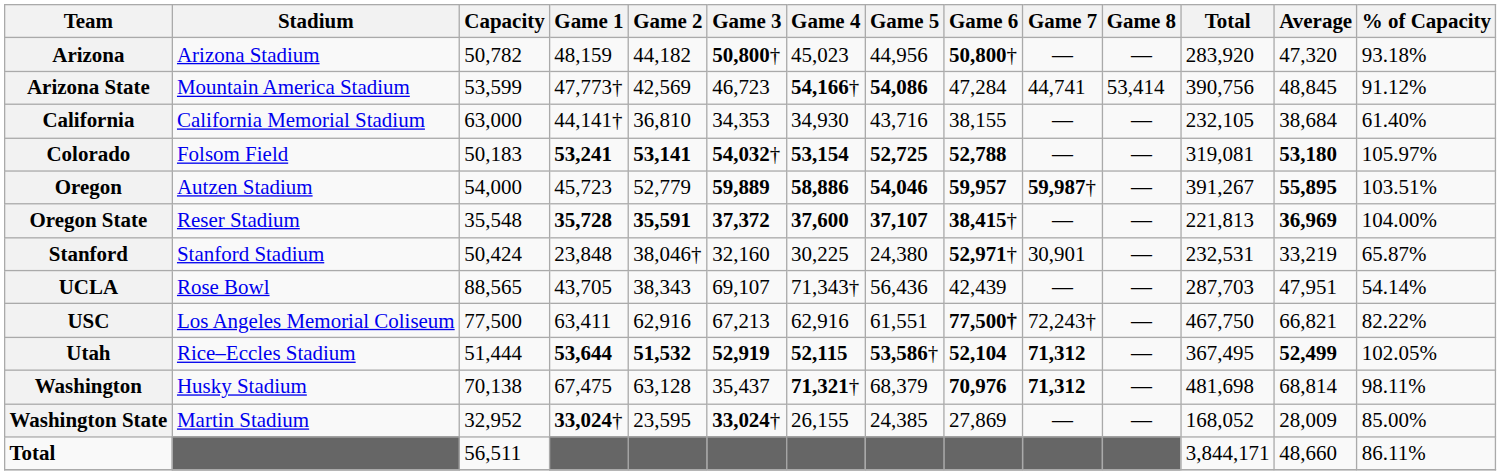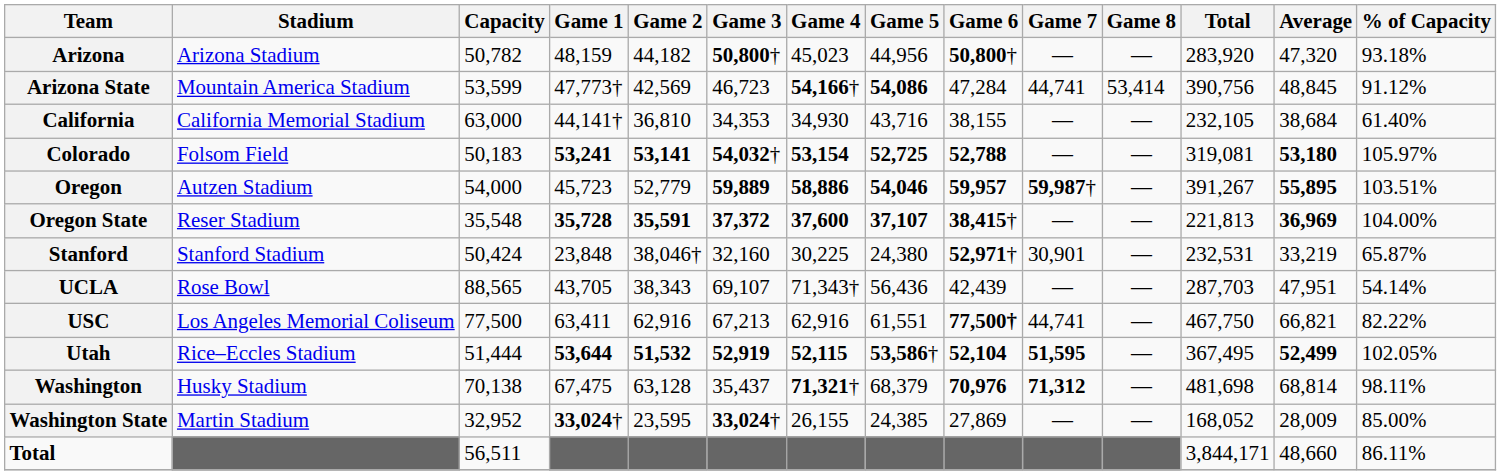(1062, 320) 72,243† -> (1057, 320) 44,741
(1057, 353) 71,312 -> (1057, 353) 51,595
